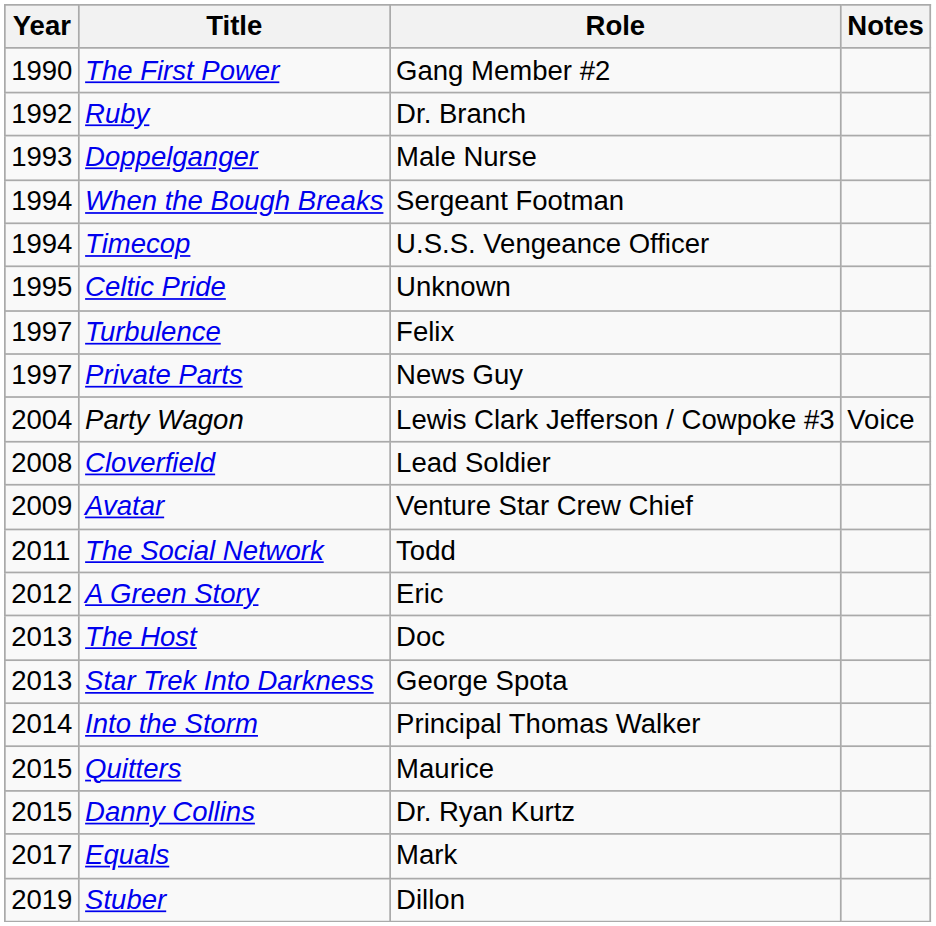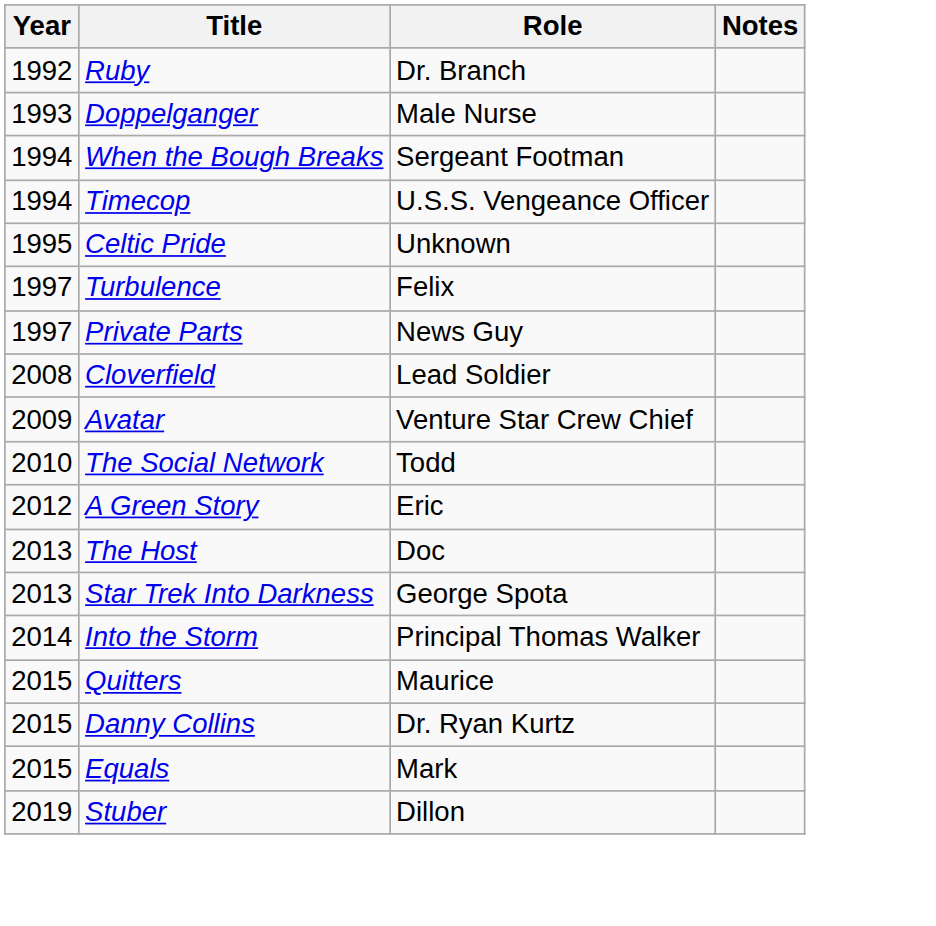- row: (182, 69)
- row: (164, 419)
(41, 550) 2011 -> (42, 462) 2010
(42, 855) 2017 -> (42, 768) 2015
